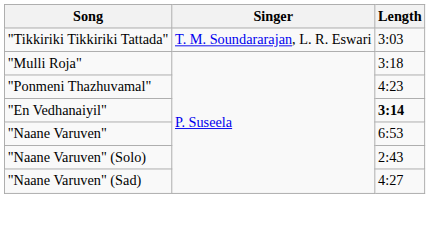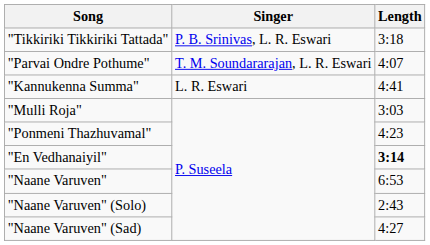(273, 40) T. M. Soundararajan, L. R. Eswari -> (253, 40) P. B. Srinivas, L. R. Eswari
(391, 40) 3:03 -> (391, 40) 3:18
+ row: (79, 63)
+ row: (73, 87)
(391, 63) 3:18 -> (391, 110) 3:03
